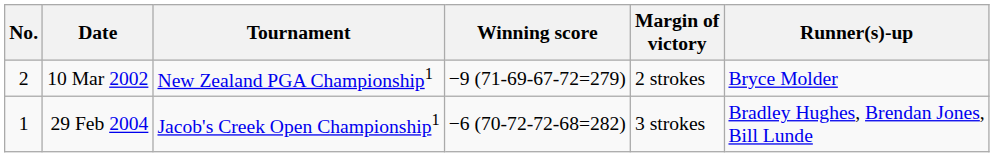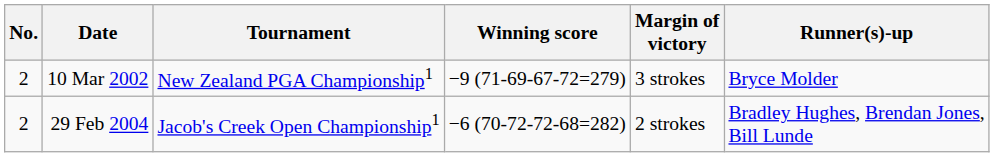(670, 78) 2 strokes -> (670, 78) 3 strokes
(24, 124) 1 -> (24, 124) 2
(670, 124) 3 strokes -> (670, 124) 2 strokes
